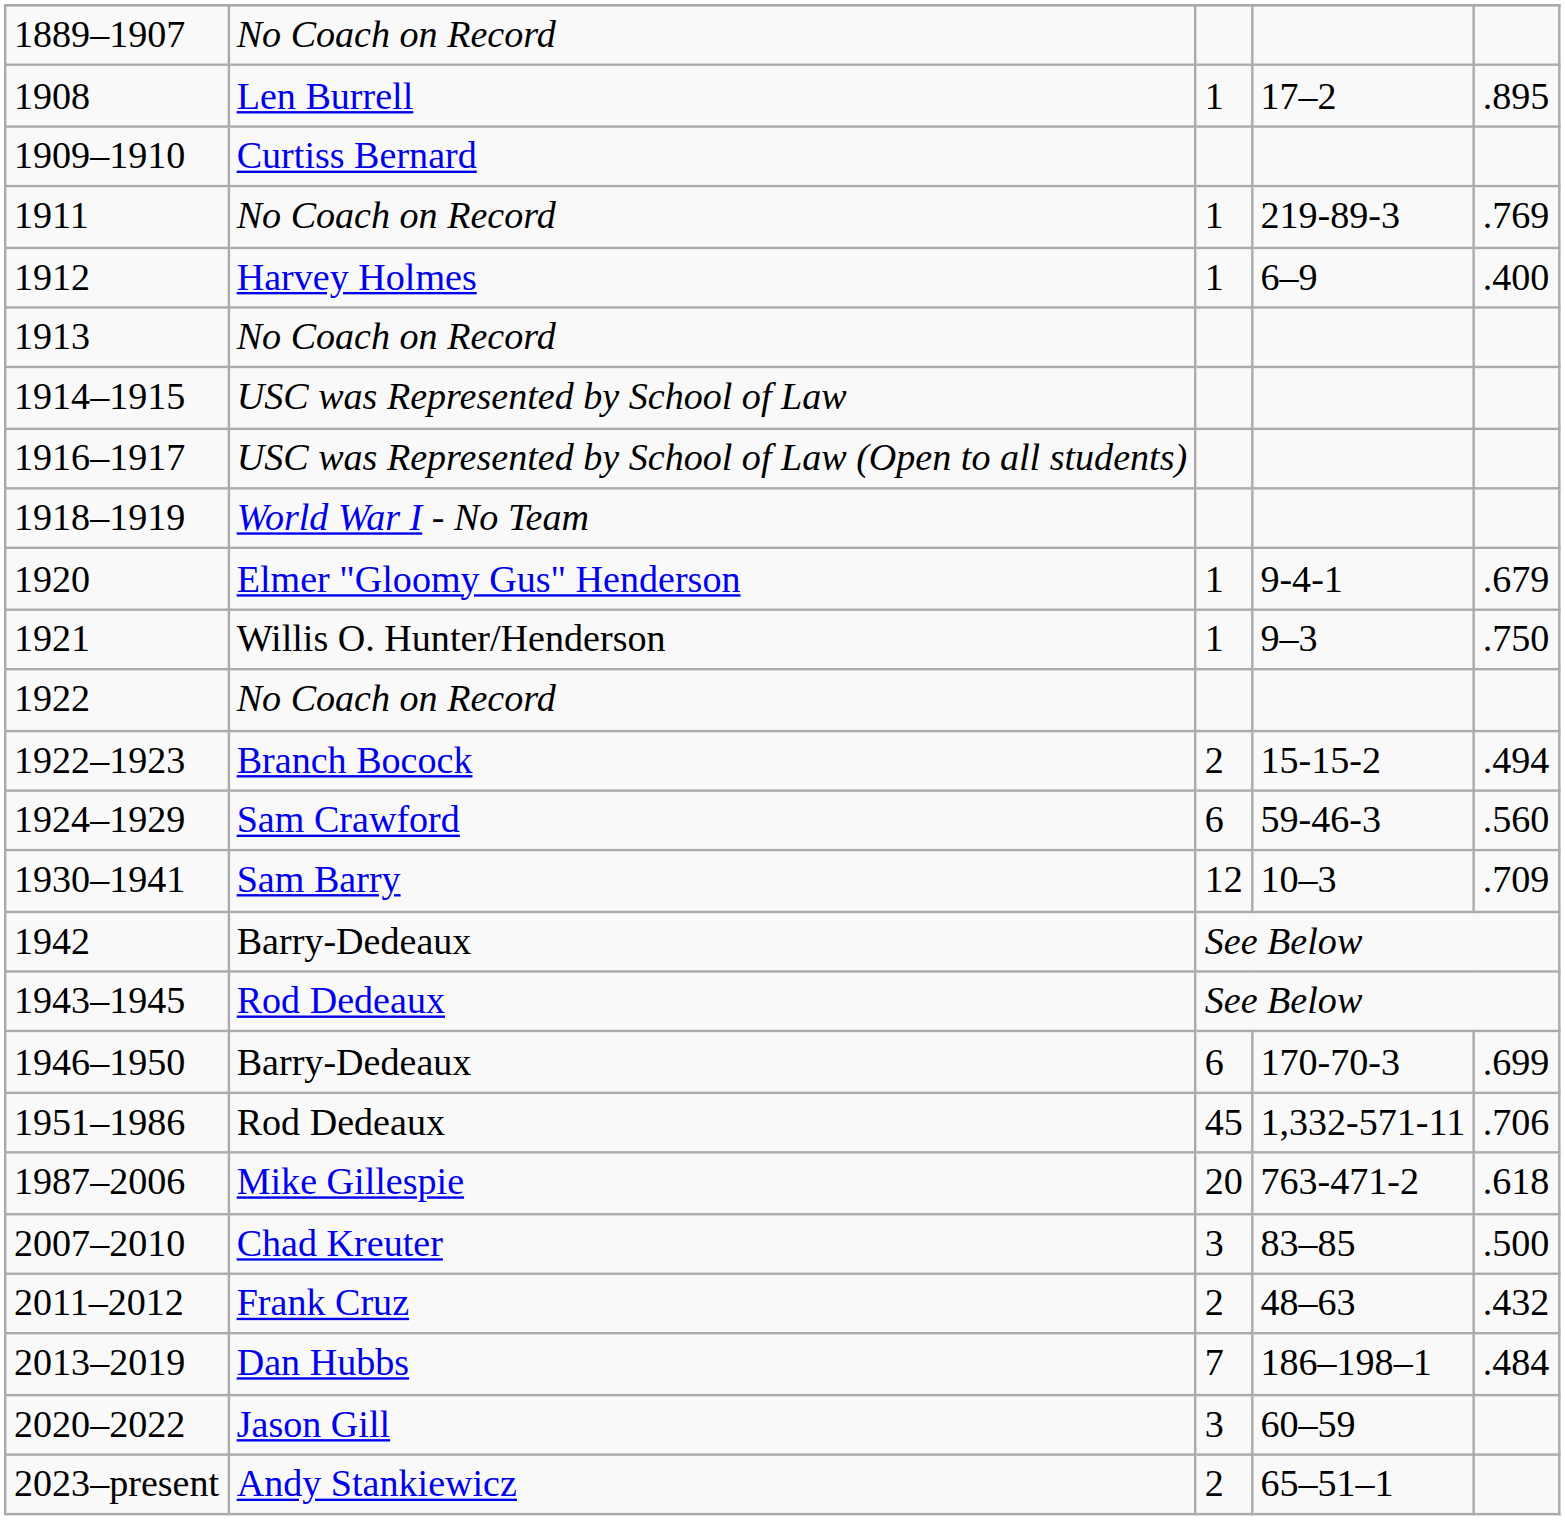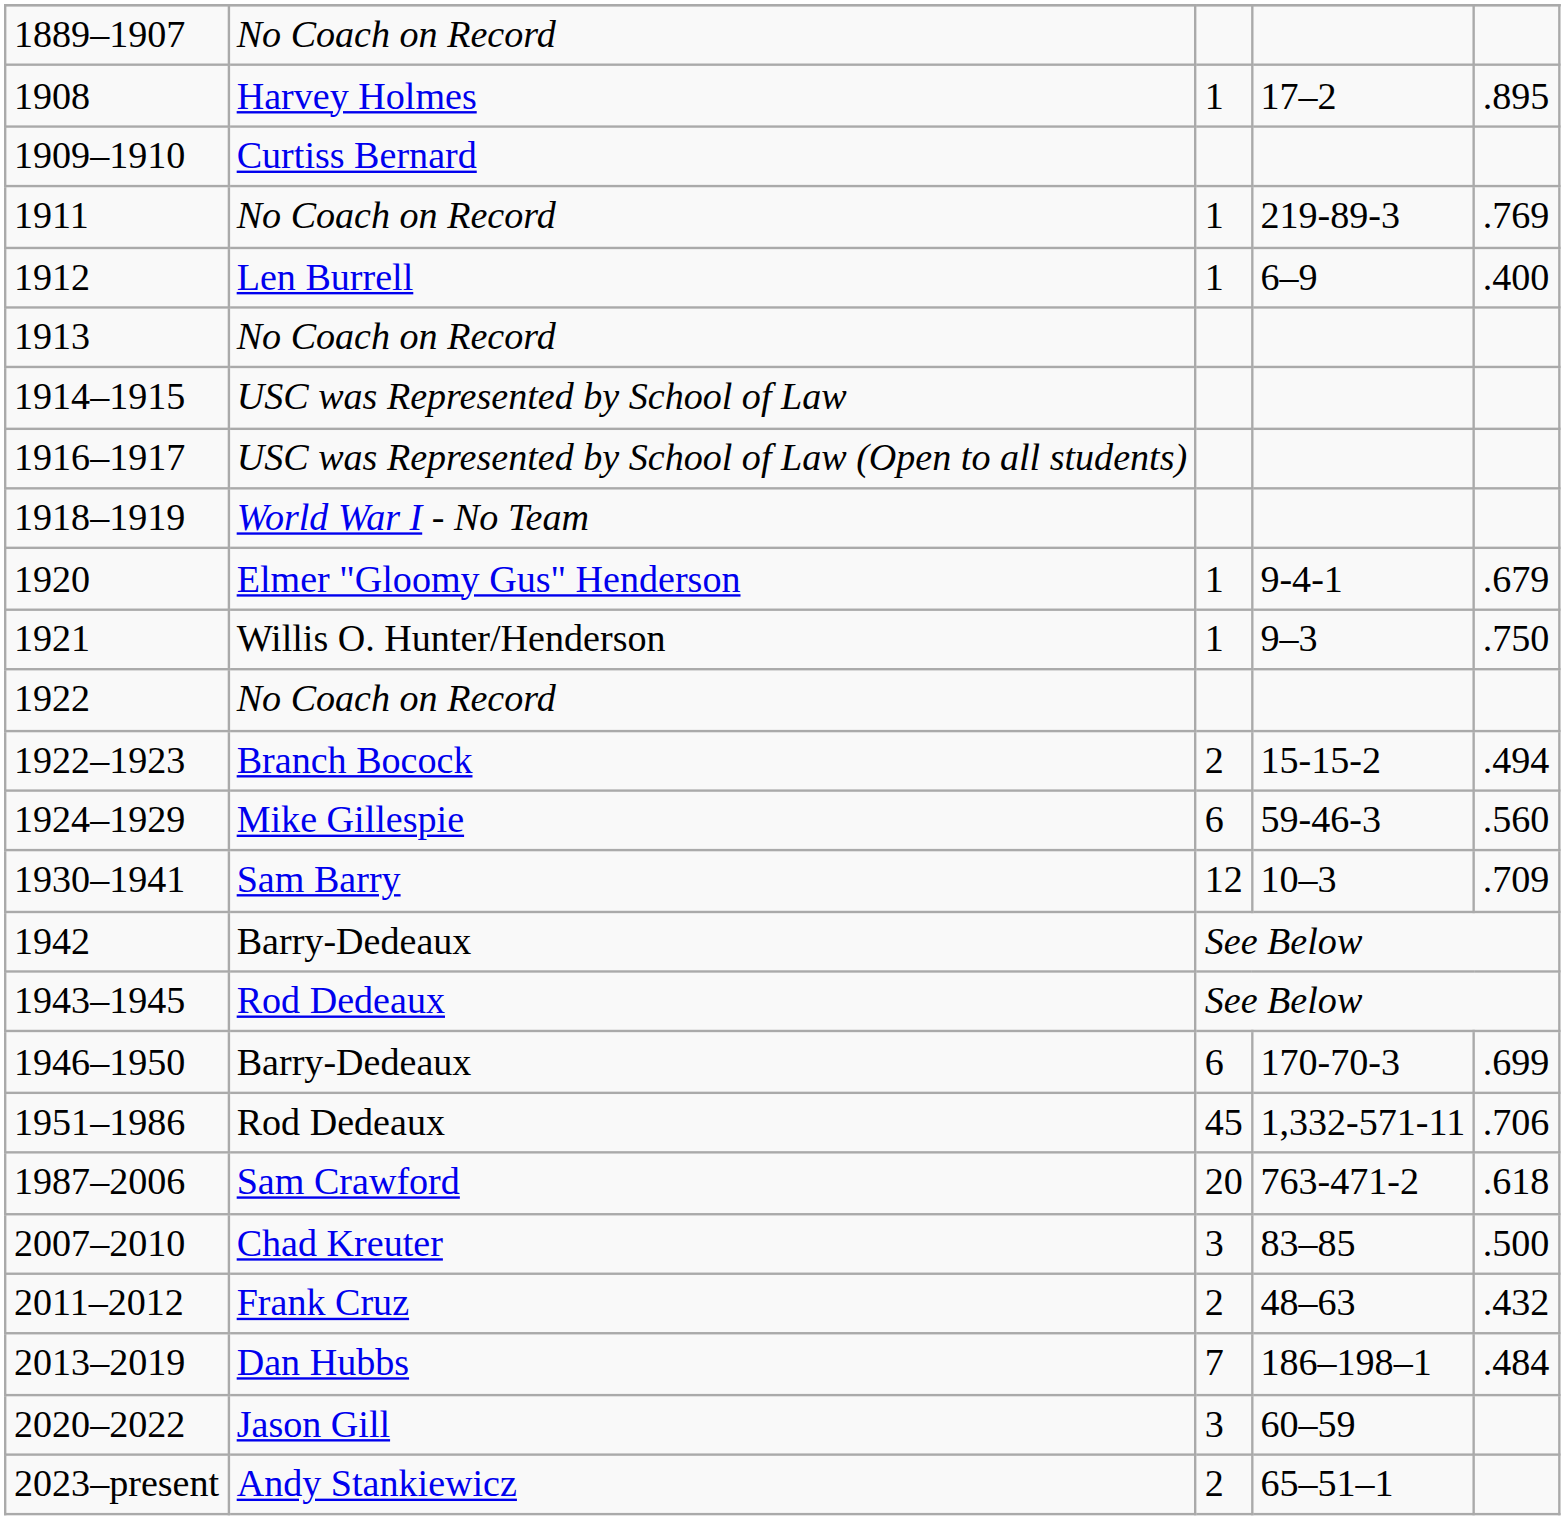(325, 95) Len Burrell -> (357, 95) Harvey Holmes
(357, 276) Harvey Holmes -> (325, 276) Len Burrell
(348, 819) Sam Crawford -> (350, 819) Mike Gillespie
(350, 1182) Mike Gillespie -> (348, 1182) Sam Crawford
